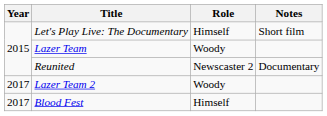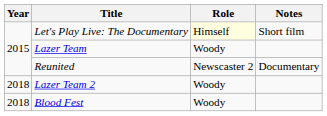(211, 31) no background -> (211, 31) lightyellow background
(18, 84) 2017 -> (18, 84) 2018
(18, 102) 2017 -> (18, 102) 2018
(211, 102) Himself -> (209, 102) Woody
